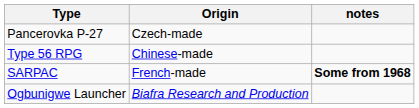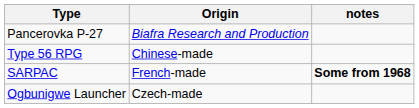(167, 34) Czech-made -> (220, 34) Biafra Research and Production
(220, 93) Biafra Research and Production -> (167, 93) Czech-made
